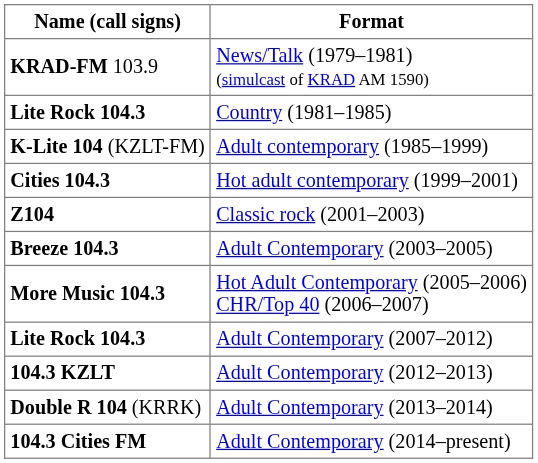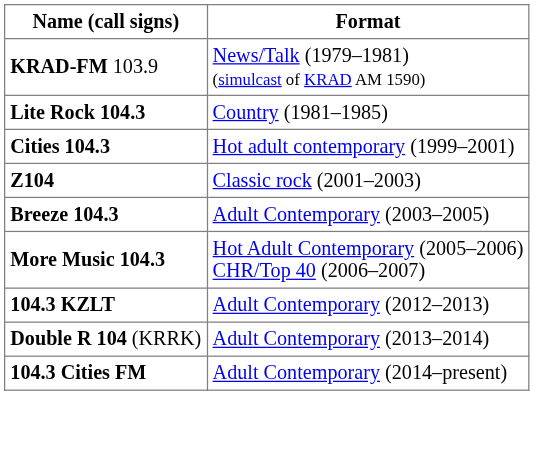- row: (352, 146)
- row: (354, 339)
